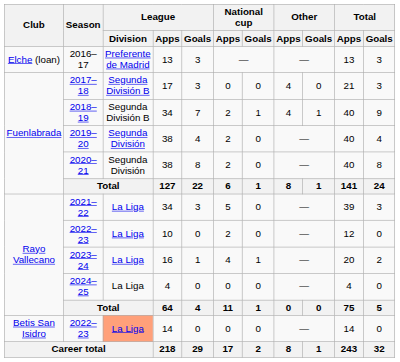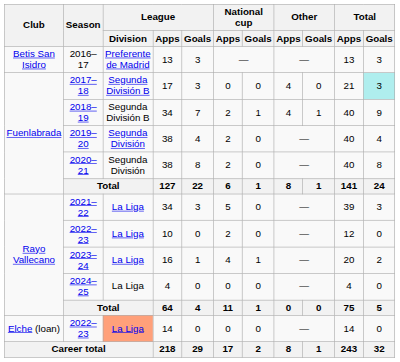(34, 59) Elche (loan) -> (34, 59) Betis San Isidro
(379, 86) no background -> (379, 86) paleturquoise background
(34, 328) Betis San Isidro -> (34, 328) Elche (loan)
